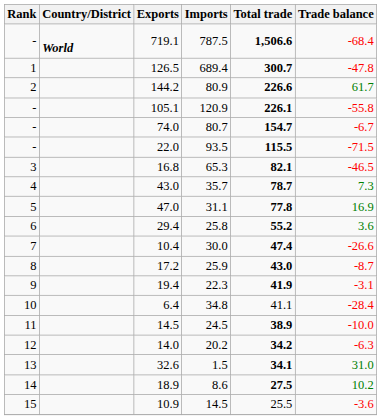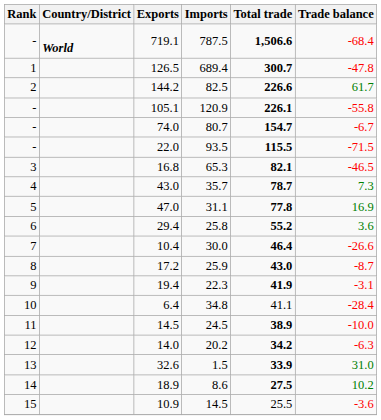(217, 87) 80.9 -> (217, 87) 82.5
(281, 246) 47.4 -> (281, 246) 46.4
(281, 364) 34.1 -> (281, 364) 33.9
